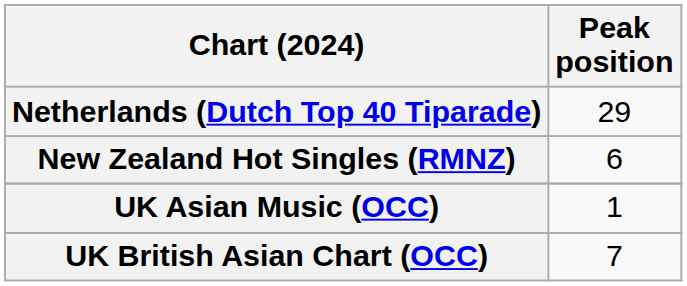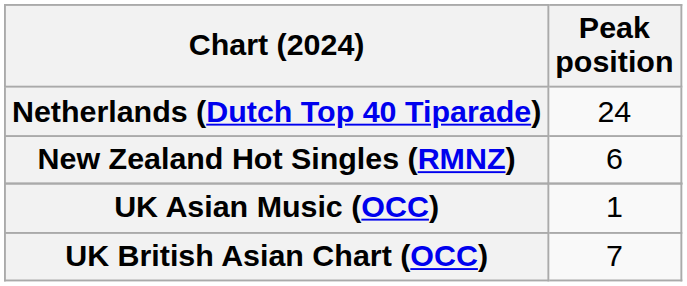(614, 111) 29 -> (614, 111) 24
